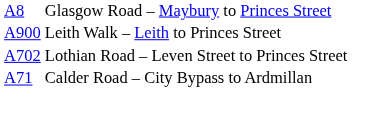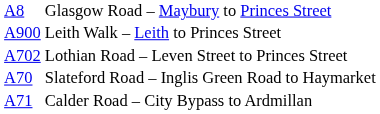+ row: (210, 78)
